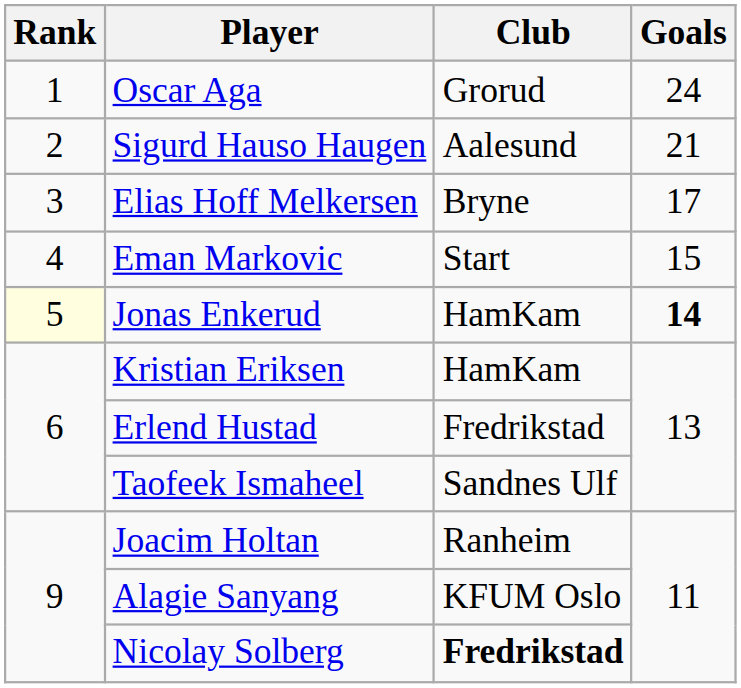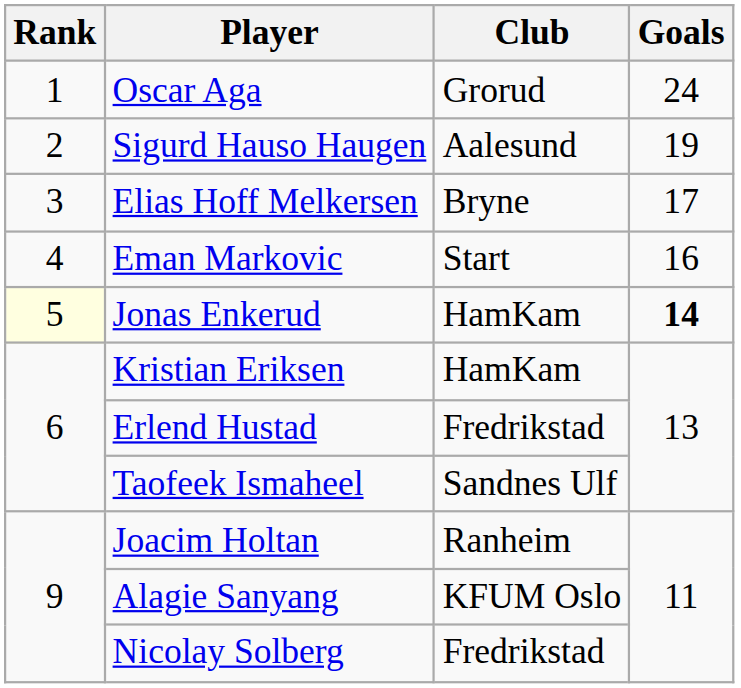(683, 145) 21 -> (681, 145) 19
(683, 257) 15 -> (681, 257) 16
(533, 652) bold -> (524, 652) normal
